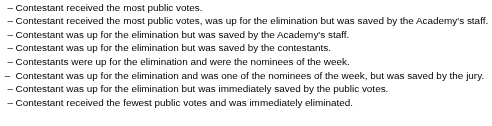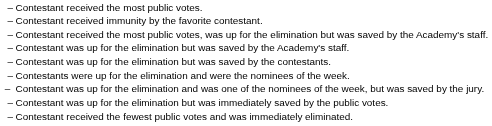+ row: (139, 21)
